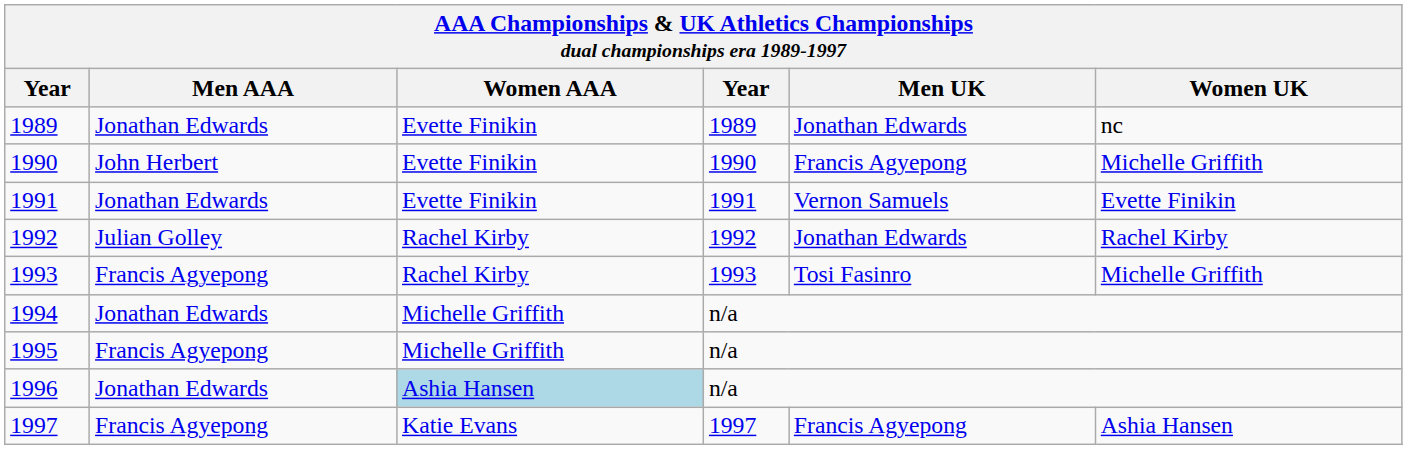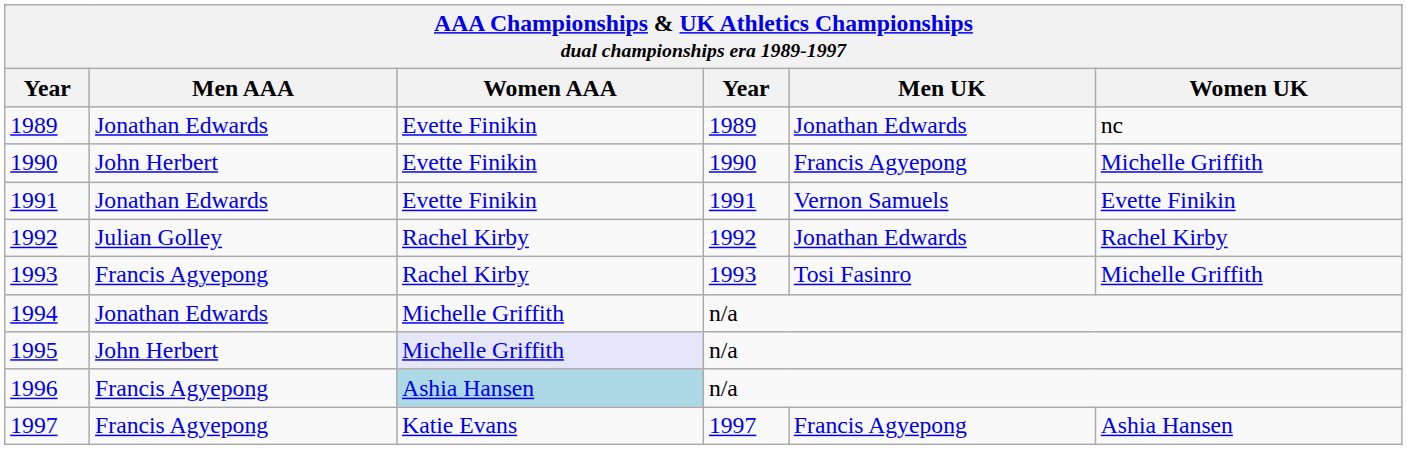(182, 350) Francis Agyepong -> (157, 350) John Herbert
(483, 350) no background -> (483, 350) lavender background
(182, 387) Jonathan Edwards -> (182, 387) Francis Agyepong
